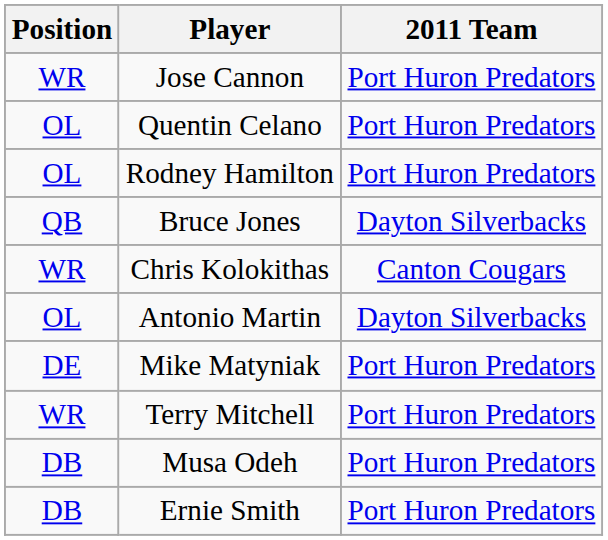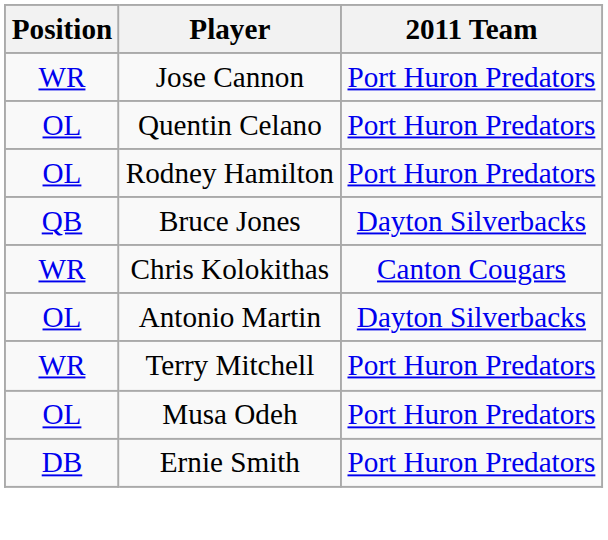- row: (230, 365)
(62, 461) DB -> (62, 413) OL
